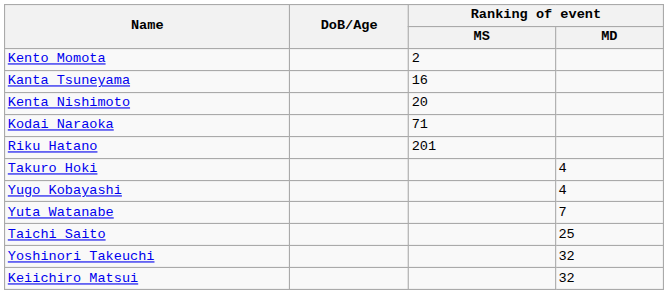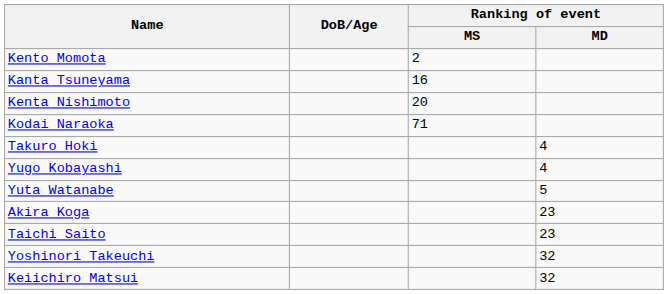- row: (53, 147)
(563, 213) 7 -> (543, 191) 5
+ row: (49, 213)
(567, 235) 25 -> (547, 235) 23
